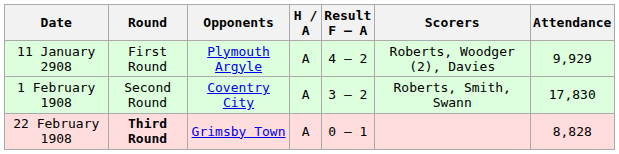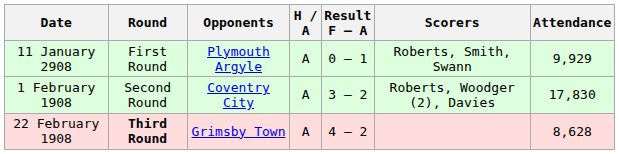(348, 59) 4 – 2 -> (348, 59) 0 – 1
(452, 59) Roberts, Woodger (2), Davies -> (452, 59) Roberts, Smith, Swann
(452, 95) Roberts, Smith, Swann -> (452, 95) Roberts, Woodger (2), Davies
(348, 131) 0 – 1 -> (348, 131) 4 – 2
(572, 131) 8,828 -> (572, 131) 8,628
